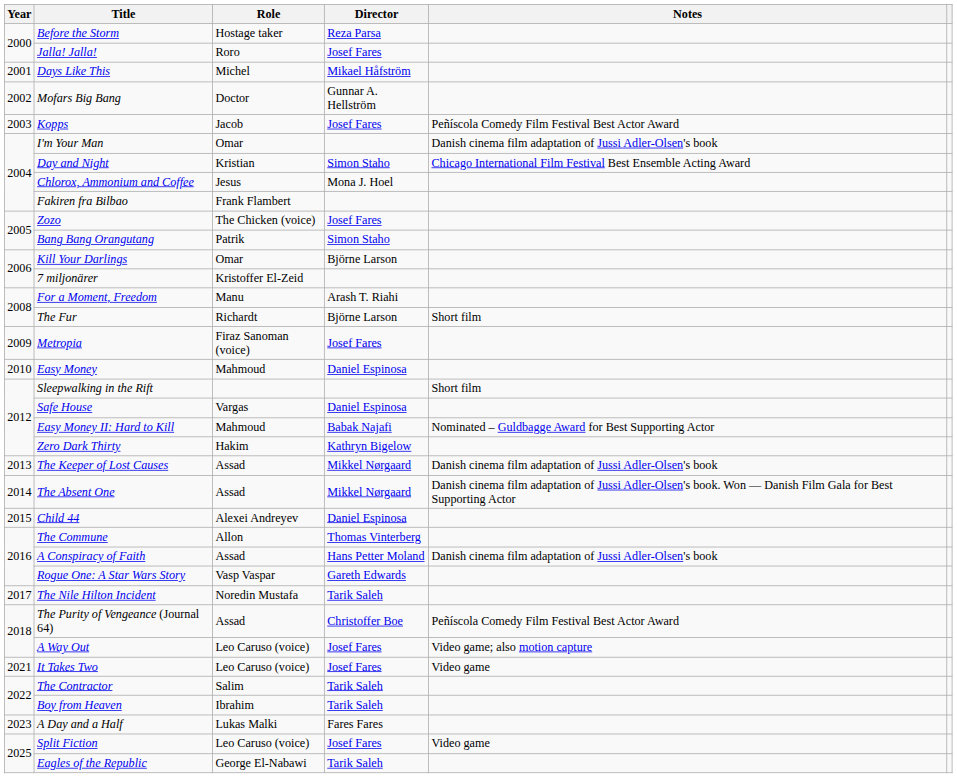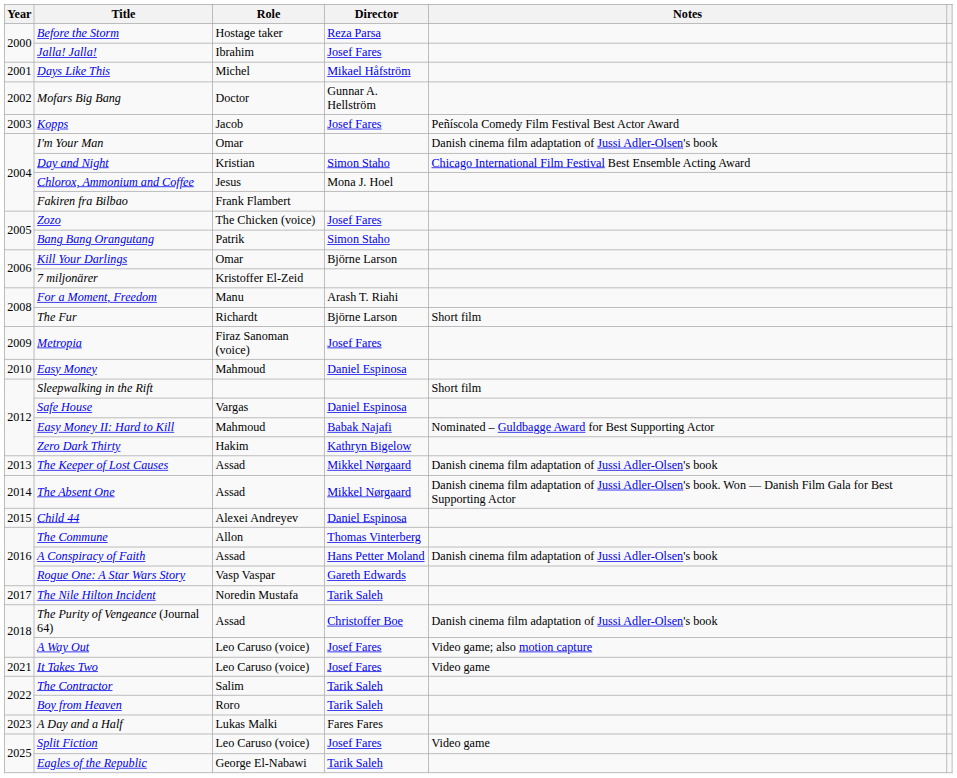(228, 52) Roro -> (235, 52) Ibrahim
(555, 621) Peñíscola Comedy Film Festival Best Actor Award -> (574, 621) Danish cinema film adaptation of Jussi Adler-Olsen's book
(235, 705) Ibrahim -> (228, 705) Roro
